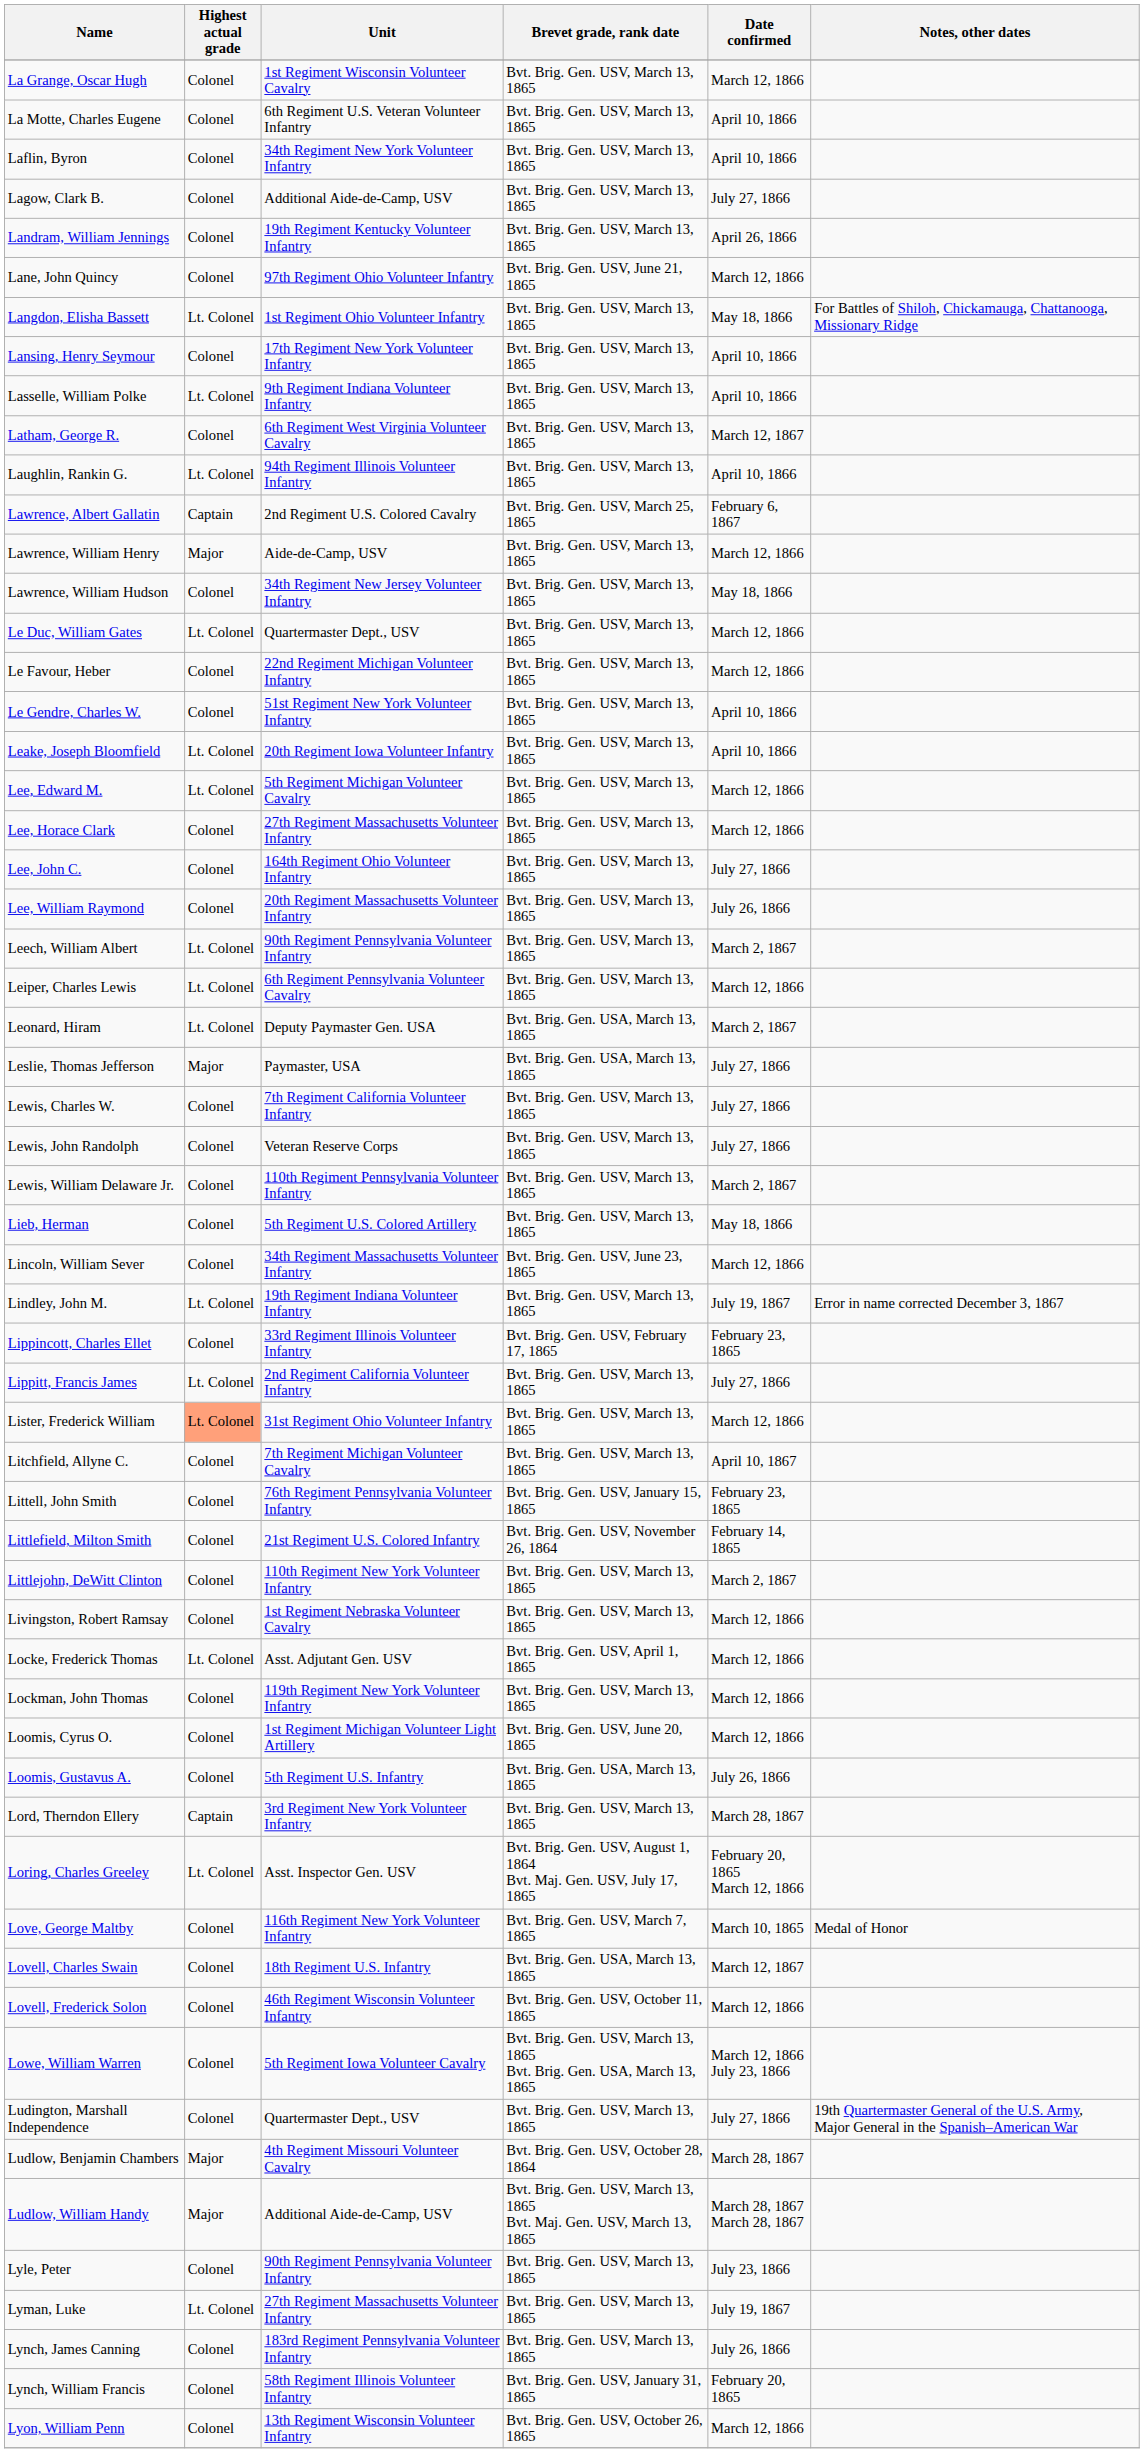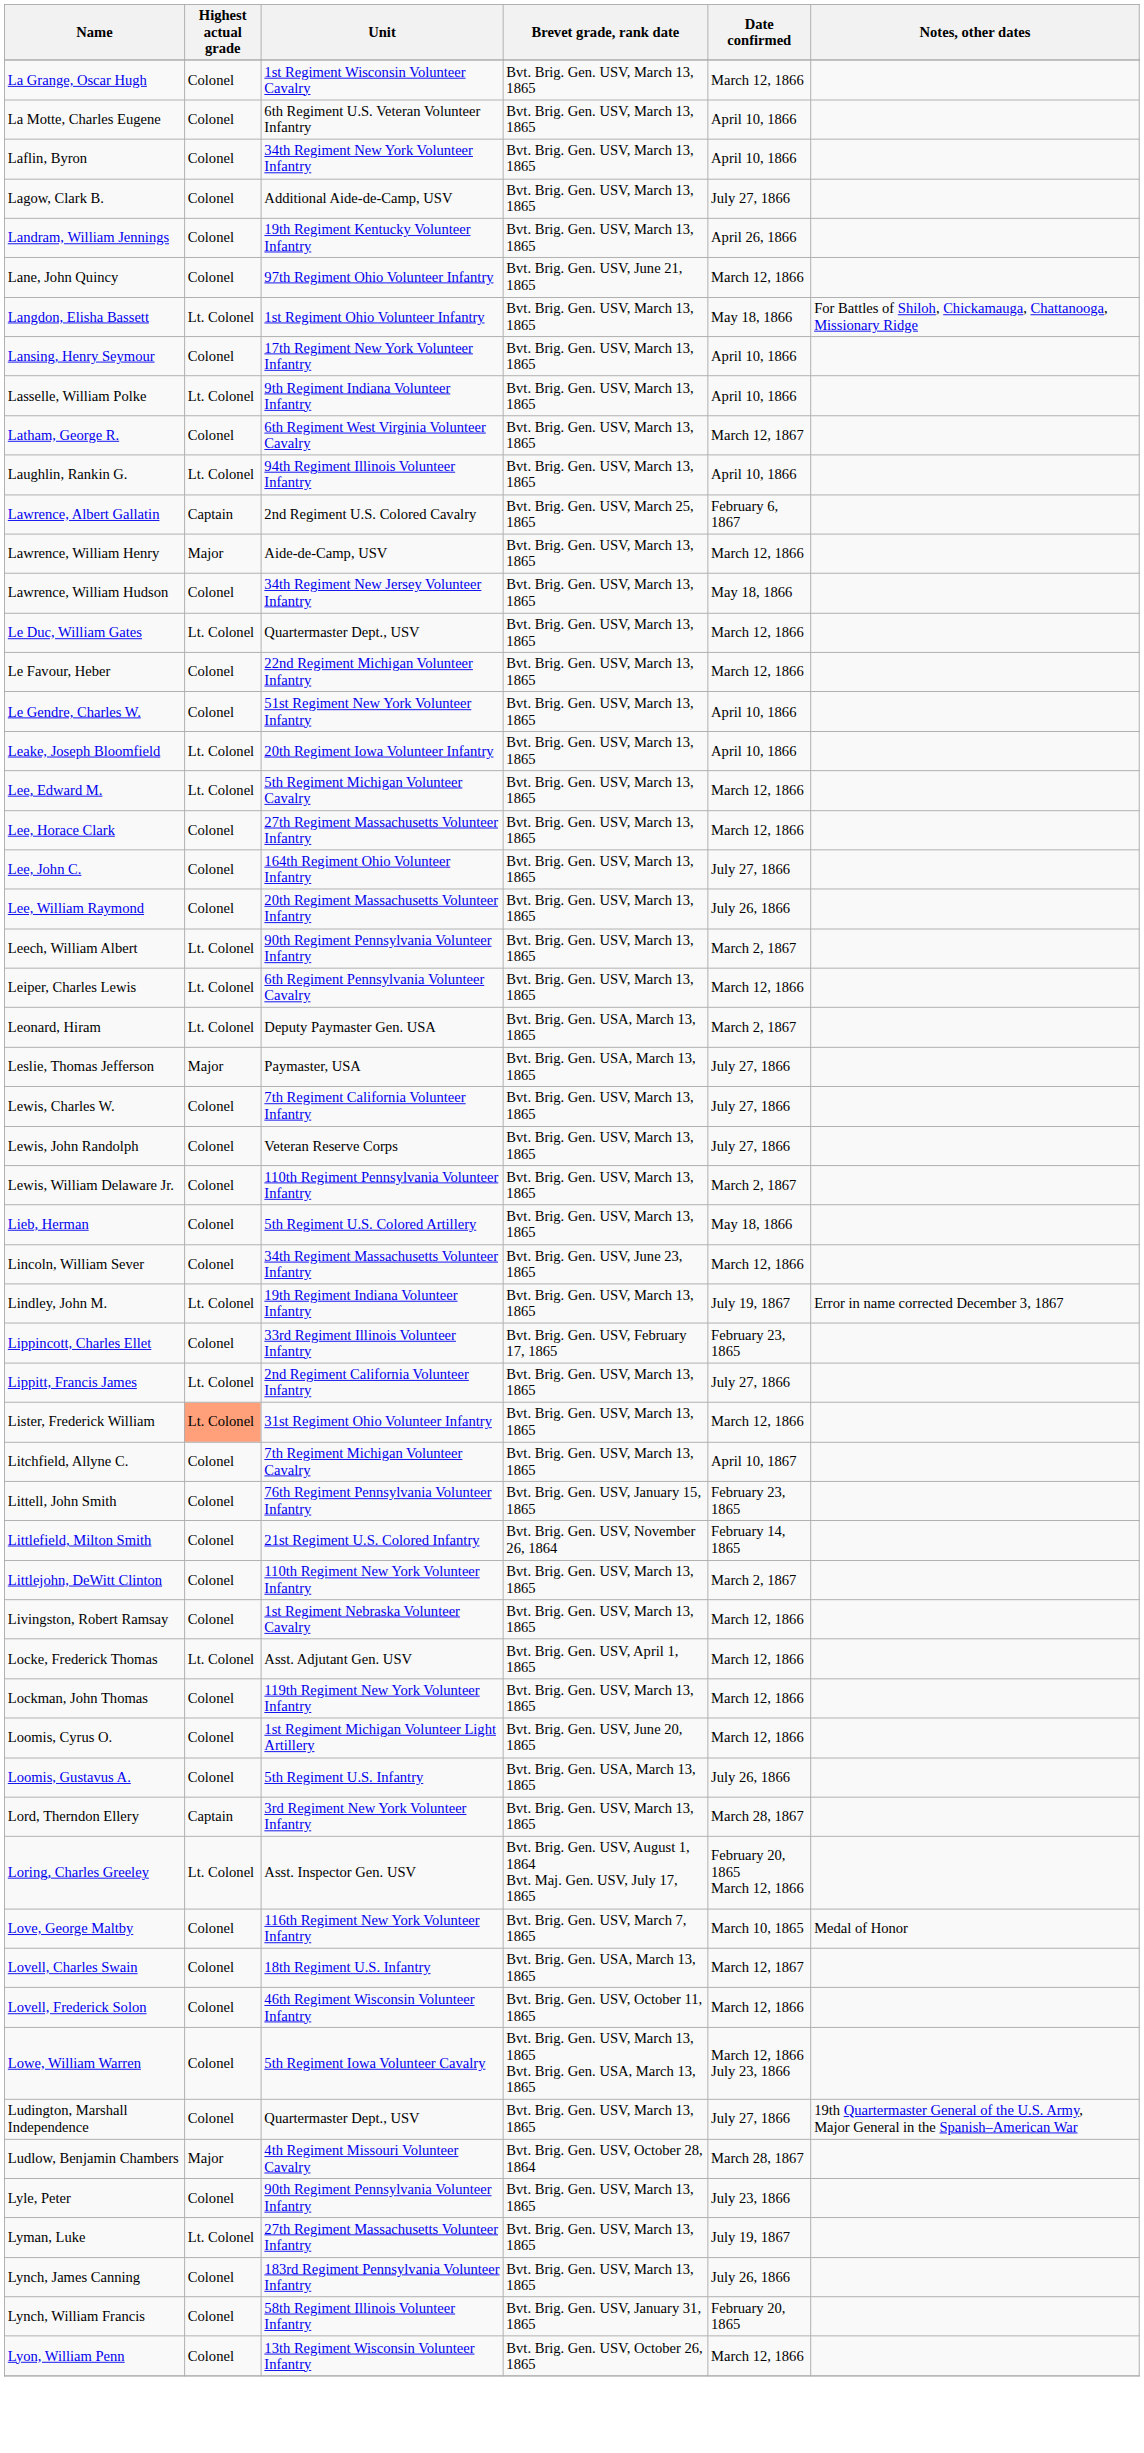- row: (78, 2214)
